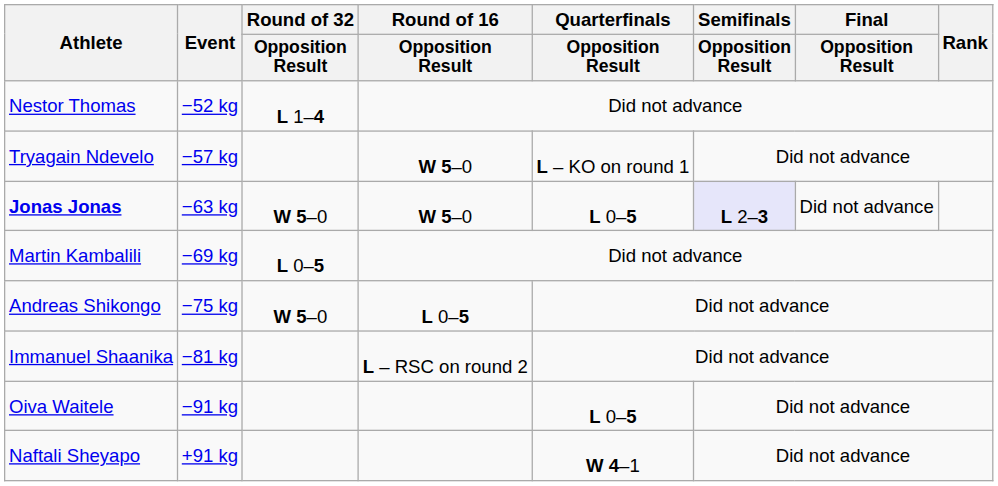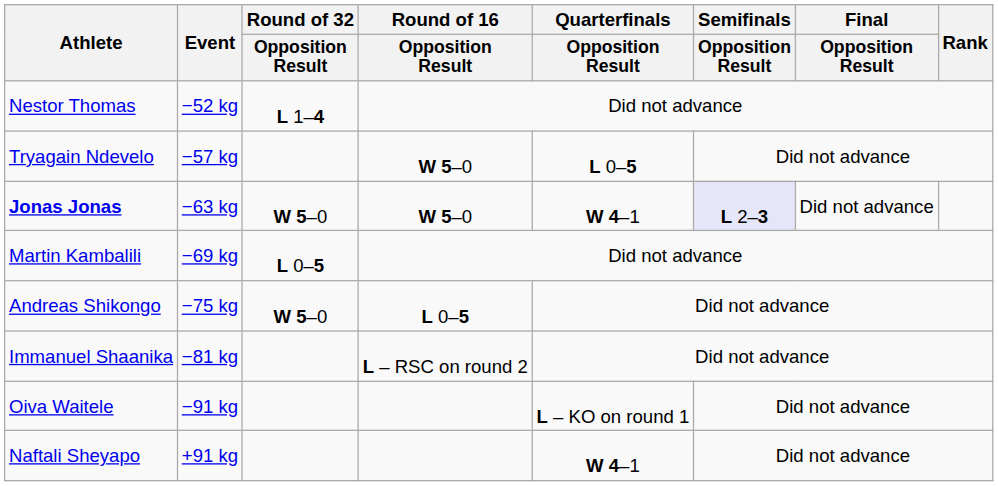(613, 167) L – KO on round 1 -> (613, 167) L 0–5
(613, 217) L 0–5 -> (613, 217) W 4–1
(613, 417) L 0–5 -> (613, 417) L – KO on round 1
